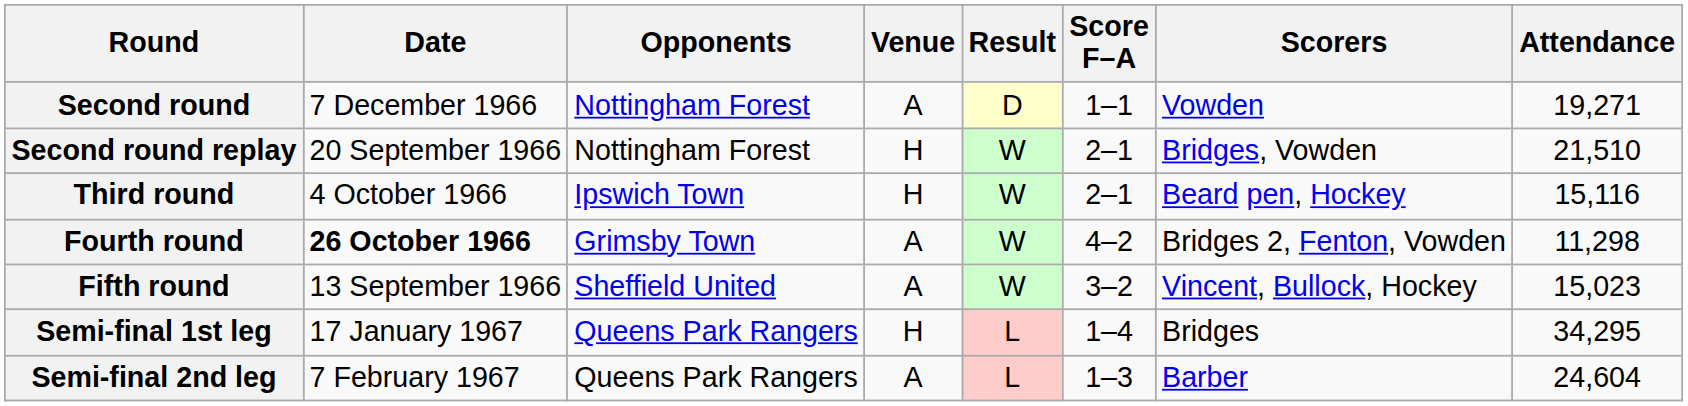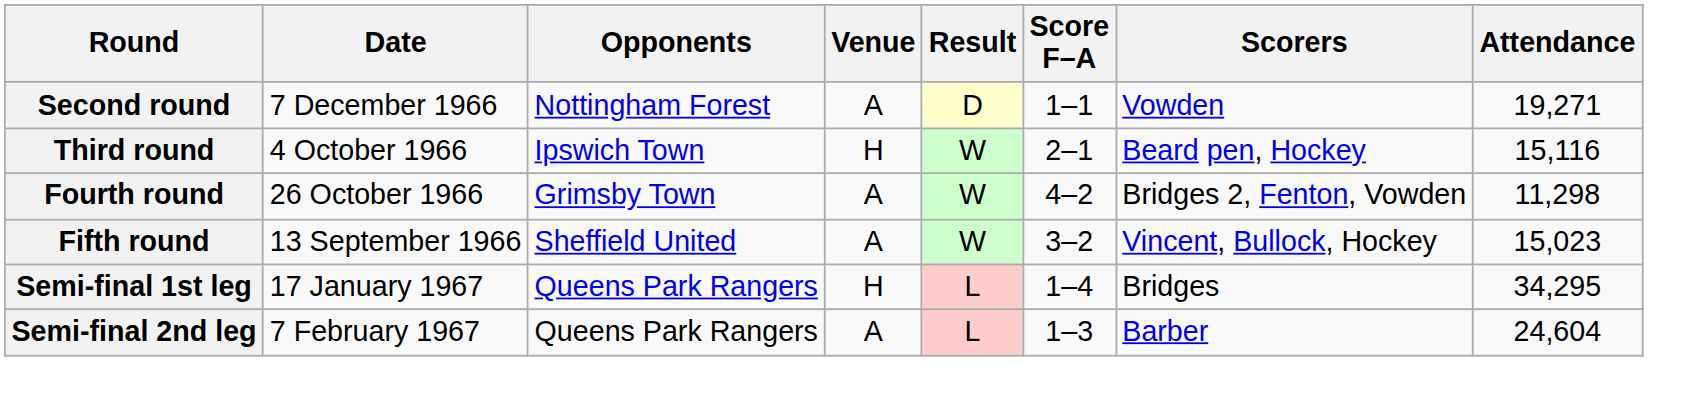- row: (154, 150)
(420, 241) bold -> (376, 195) normal
